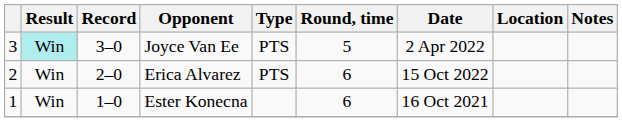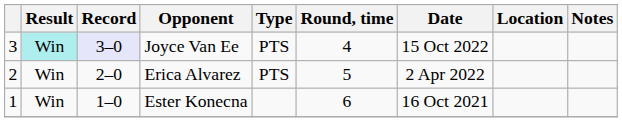(109, 46) no background -> (109, 46) lavender background
(347, 46) 5 -> (347, 46) 4
(445, 46) 2 Apr 2022 -> (445, 46) 15 Oct 2022
(347, 74) 6 -> (347, 74) 5
(445, 74) 15 Oct 2022 -> (445, 74) 2 Apr 2022
